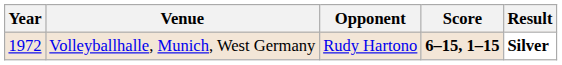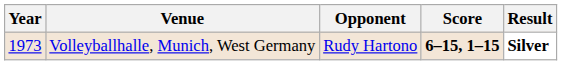(25, 45) 1972 -> (25, 45) 1973
